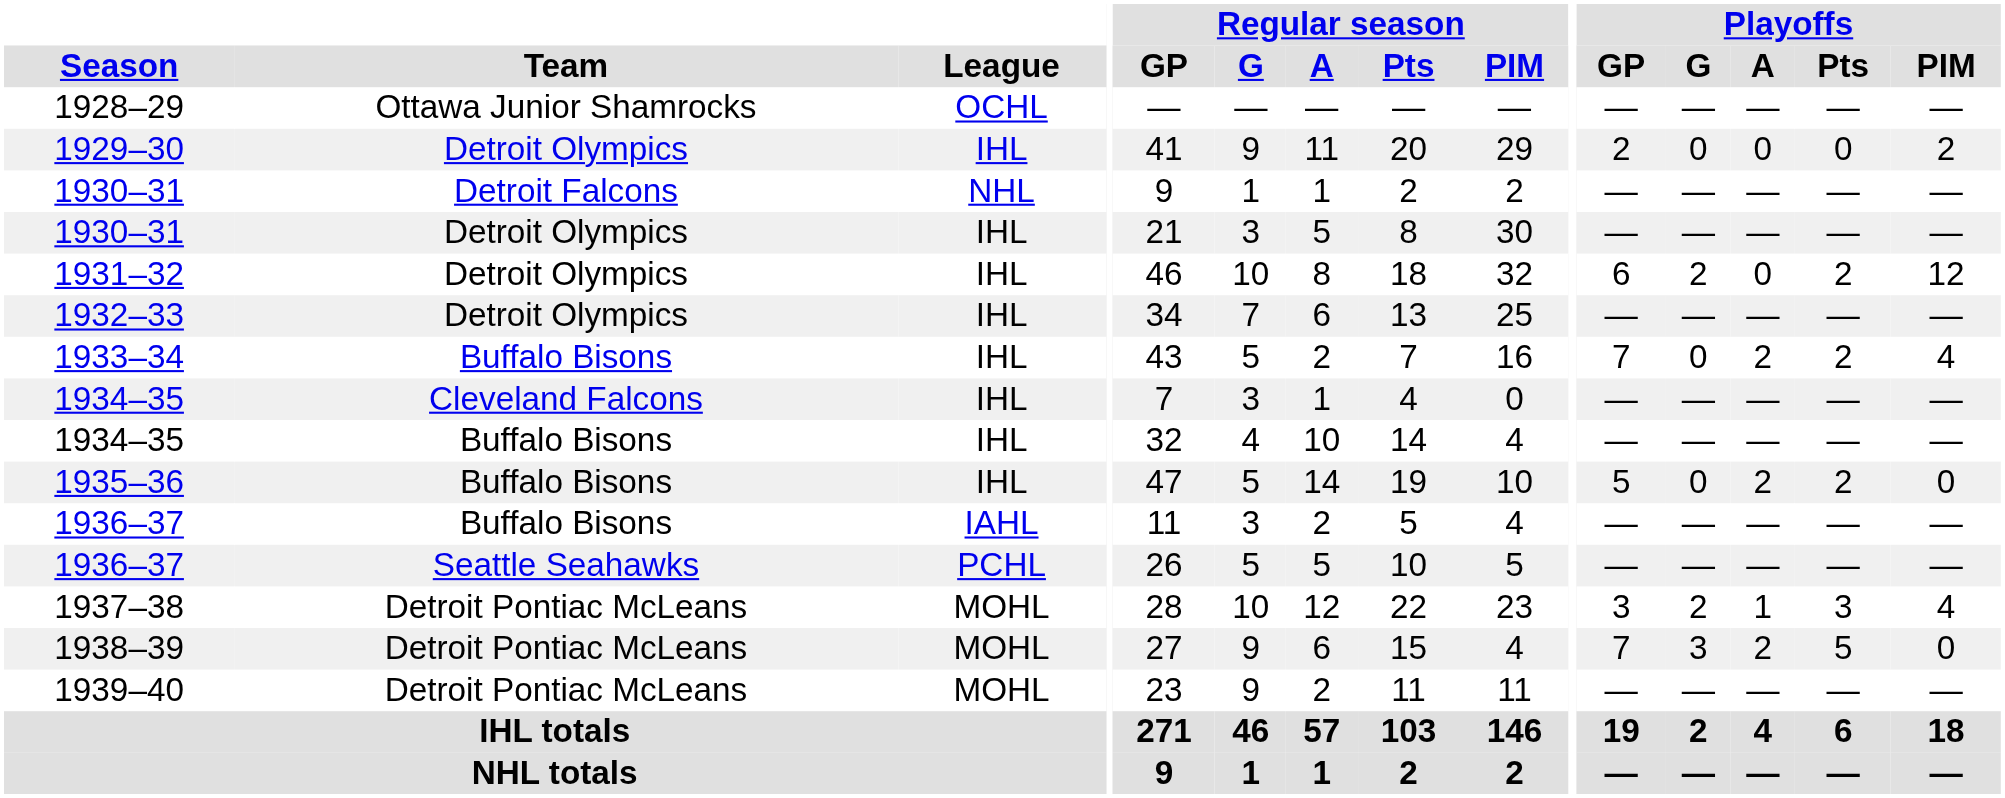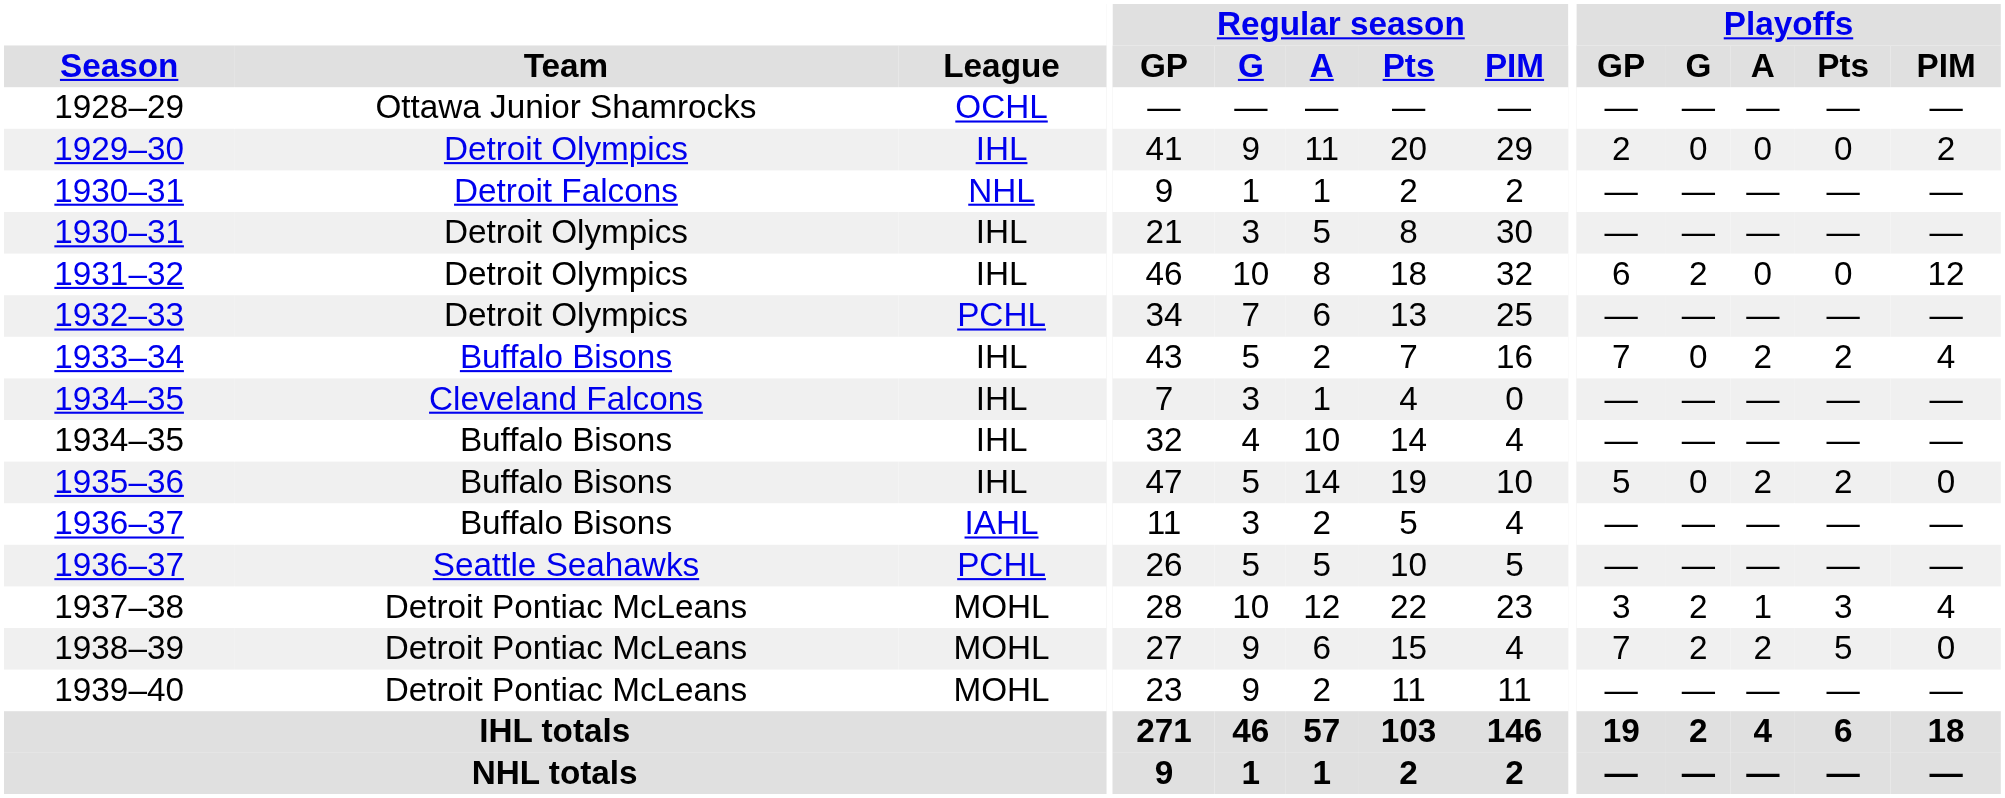(1843, 273) 2 -> (1843, 273) 0
(1002, 315) IHL -> (1002, 315) PCHL
(1698, 648) 3 -> (1698, 648) 2
